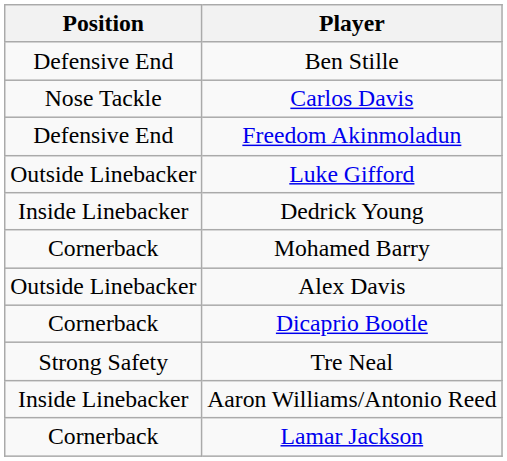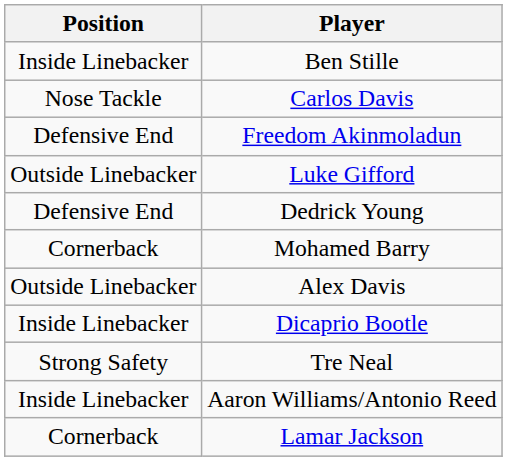(103, 60) Defensive End -> (103, 60) Inside Linebacker
(103, 211) Inside Linebacker -> (103, 211) Defensive End
(103, 323) Cornerback -> (103, 323) Inside Linebacker
